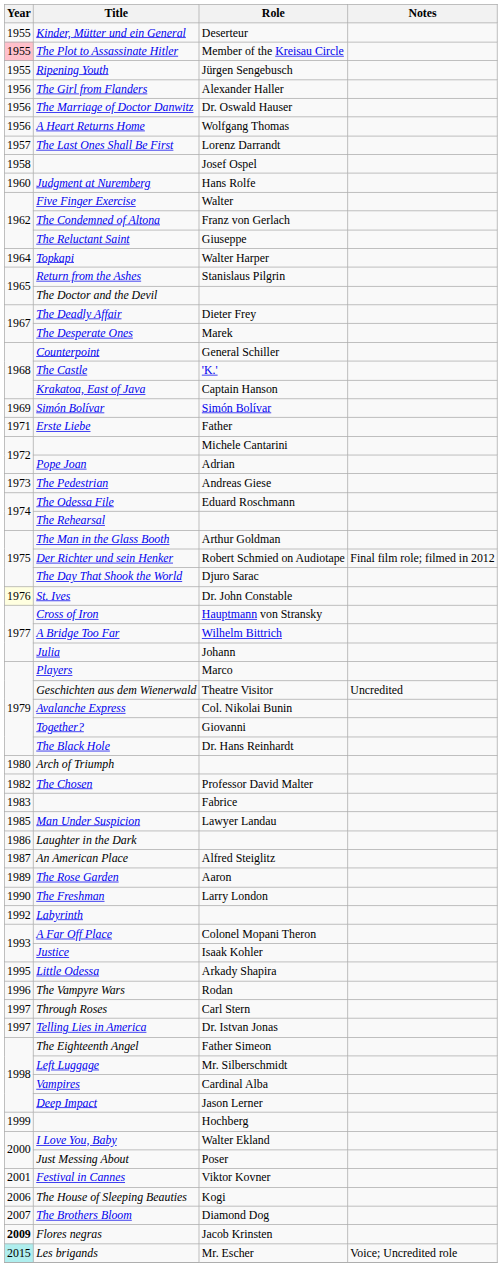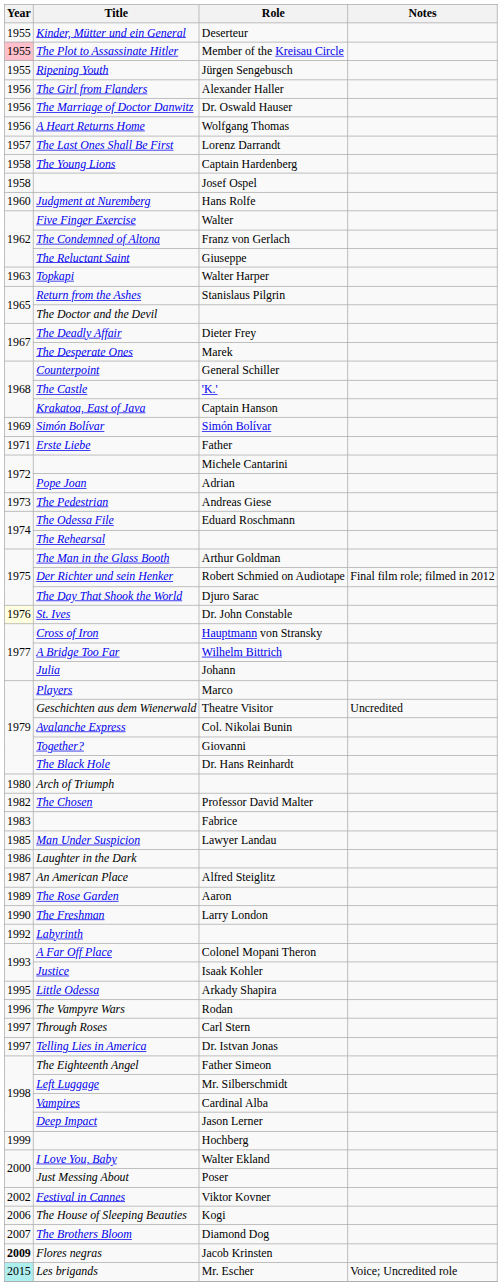+ row: (76, 164)
(19, 257) 1964 -> (19, 276) 1963
(19, 1178) 2001 -> (19, 1196) 2002
